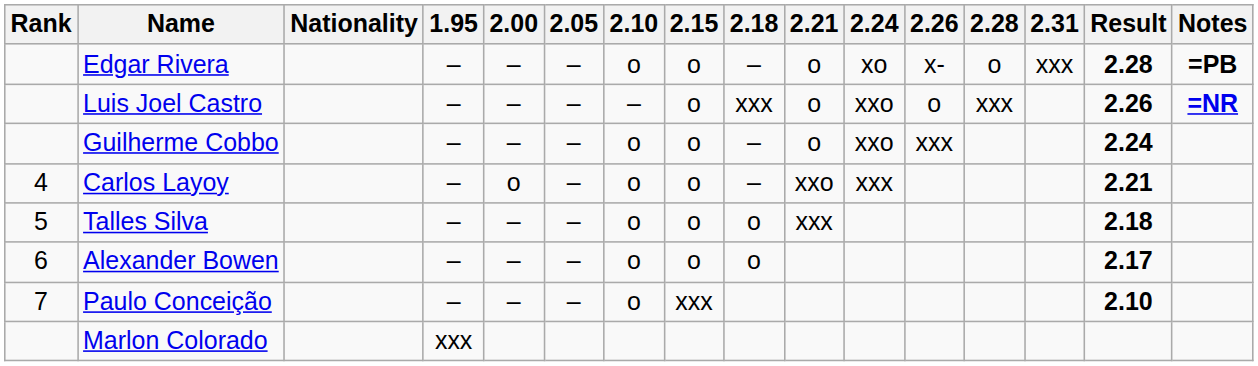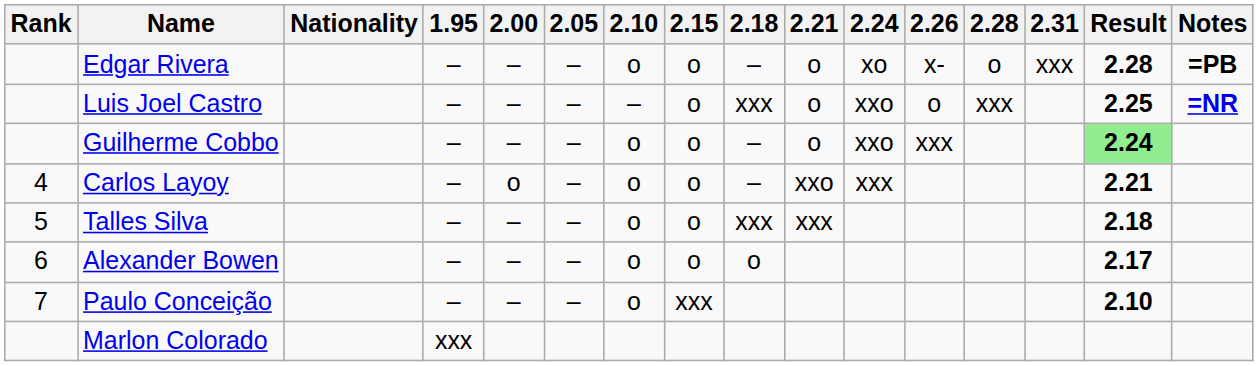(1128, 103) 2.26 -> (1128, 103) 2.25
(1128, 143) no background -> (1128, 143) lightgreen background
(754, 222) o -> (754, 222) xxx
